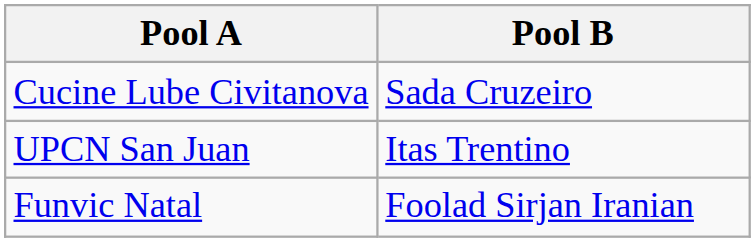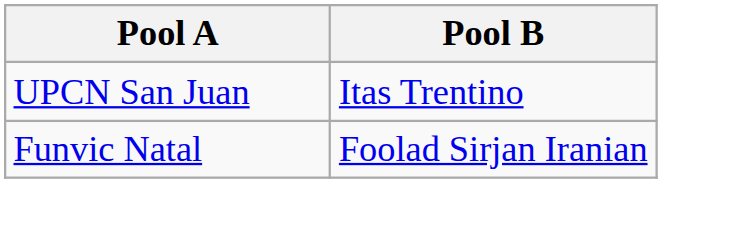- row: (191, 90)
